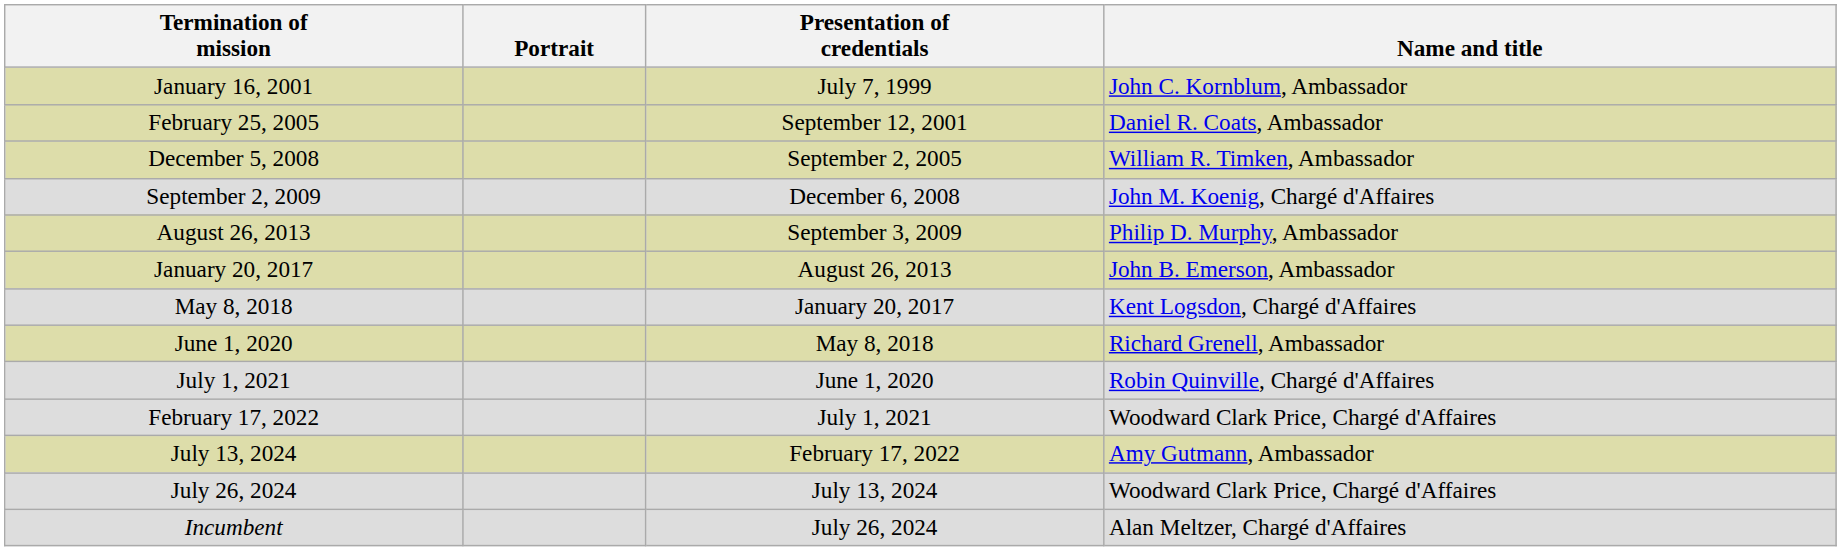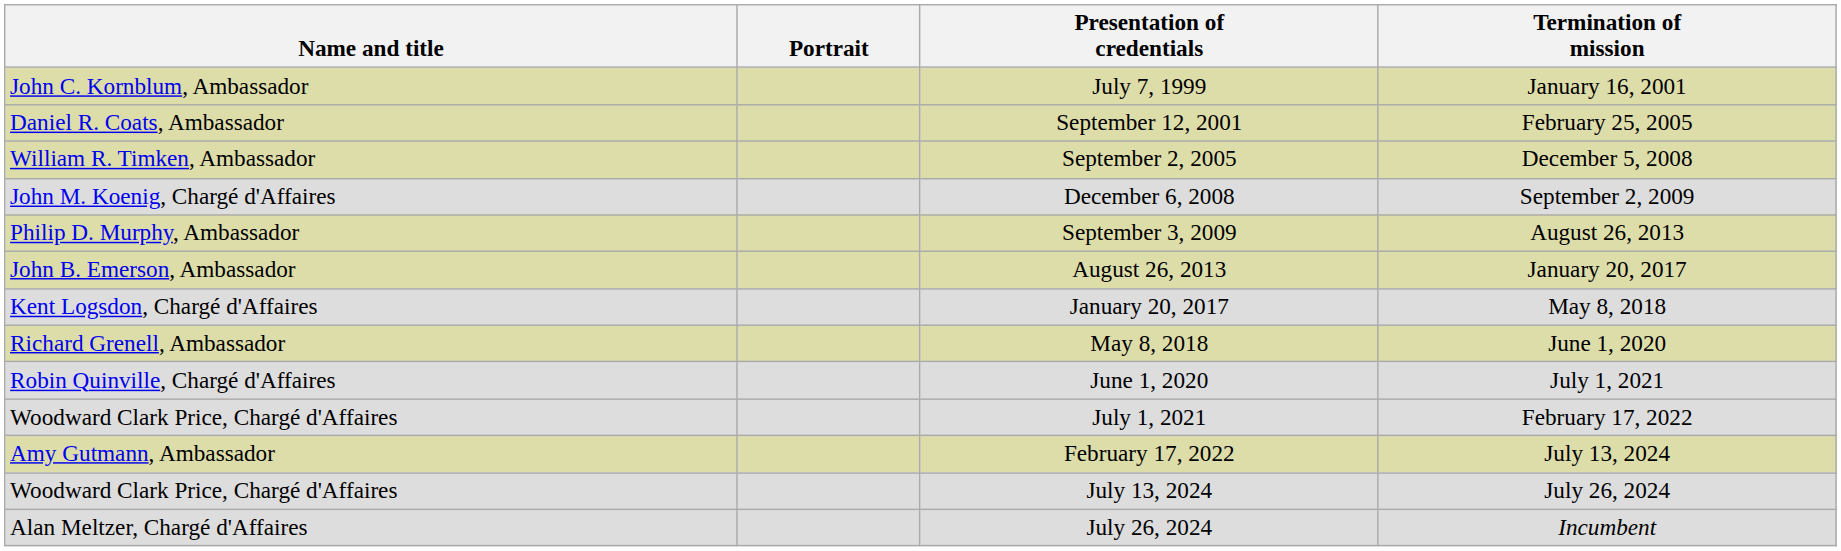columns swapped: (1470, 48) <-> (234, 35)
